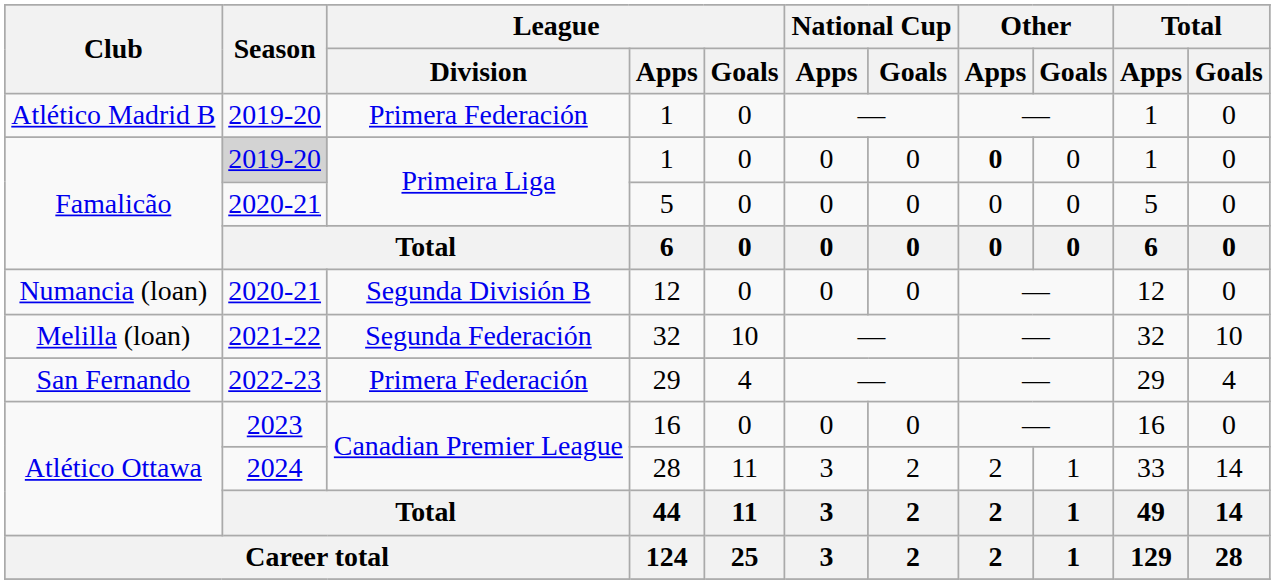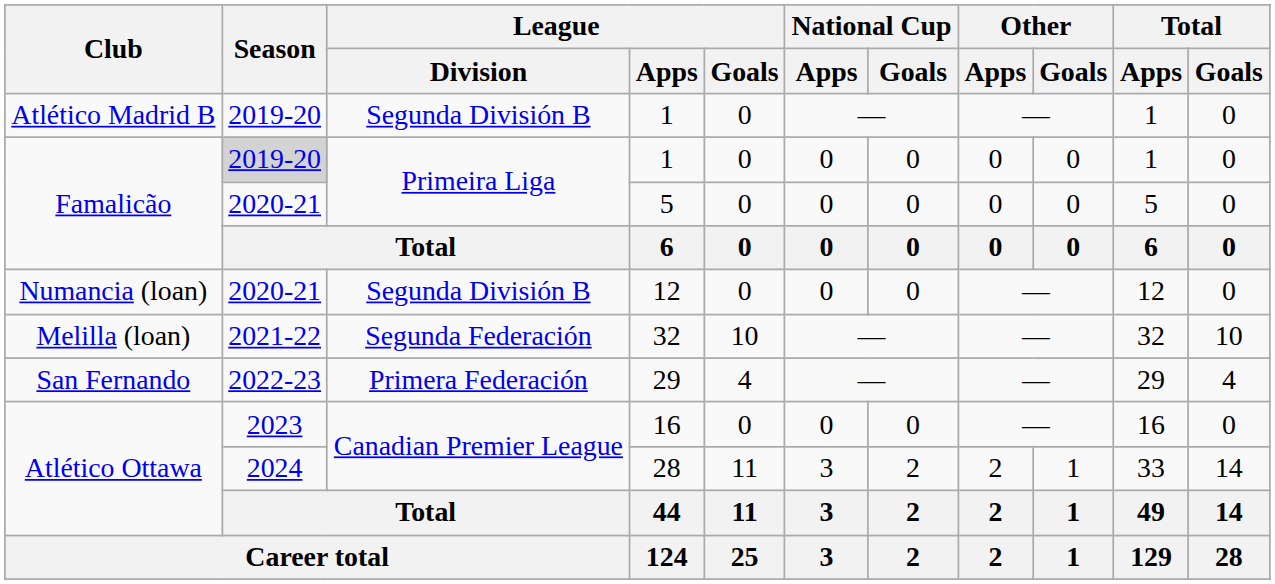(478, 114) Primera Federación -> (478, 114) Segunda División B
(995, 159) bold -> (995, 159) normal
